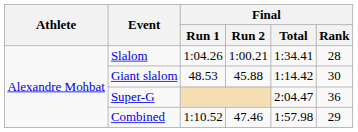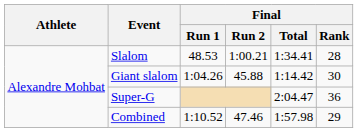(203, 55) 1:04.26 -> (203, 55) 48.53
(203, 76) 48.53 -> (203, 76) 1:04.26
